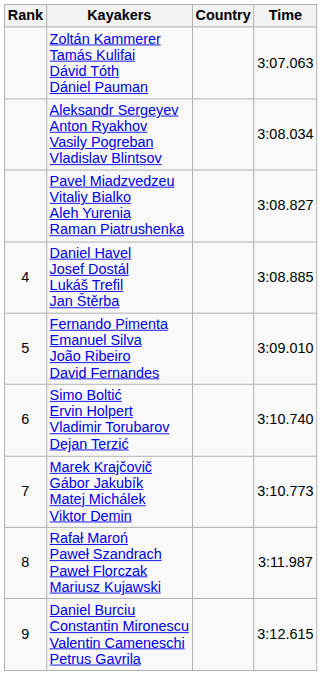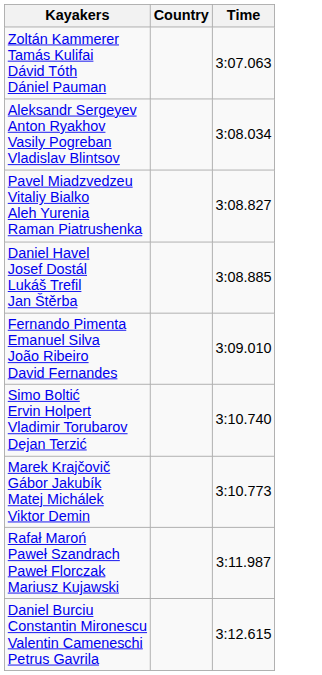- column: (25, 15)
